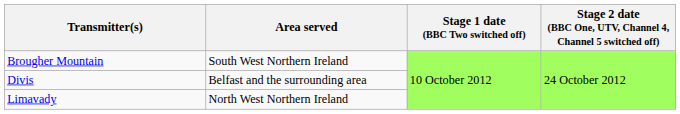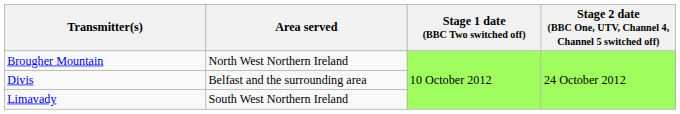(278, 60) South West Northern Ireland -> (278, 60) North West Northern Ireland
(278, 99) North West Northern Ireland -> (278, 99) South West Northern Ireland
